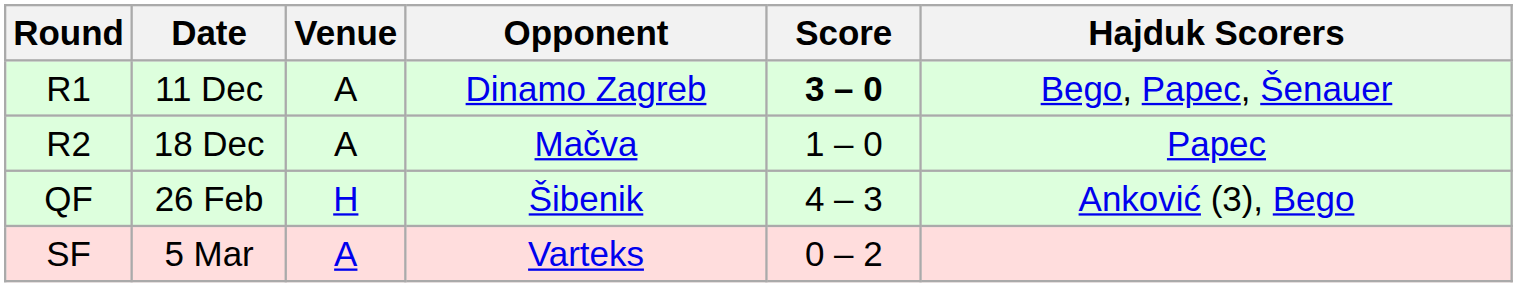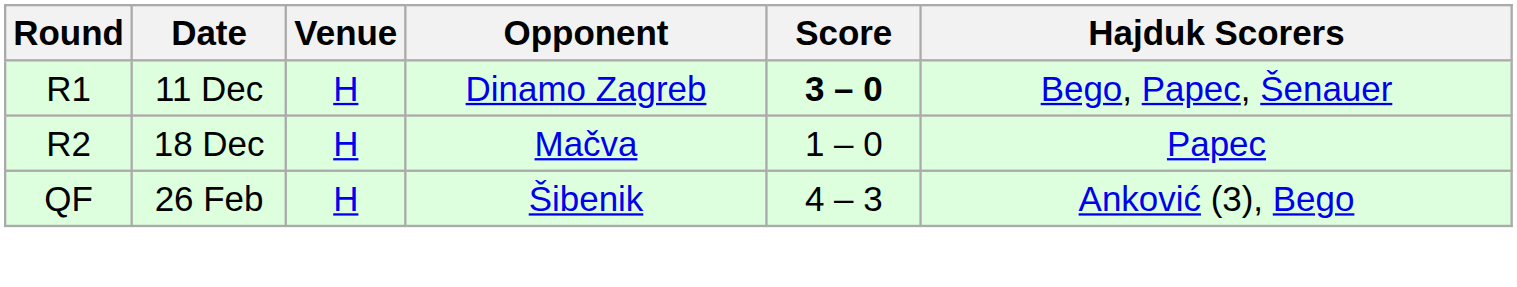(346, 88) A -> (346, 88) H
(346, 144) A -> (346, 144) H
- row: (69, 254)
